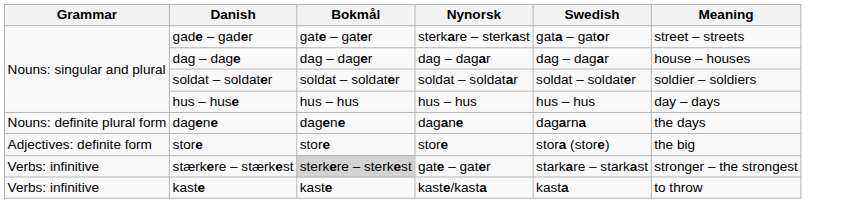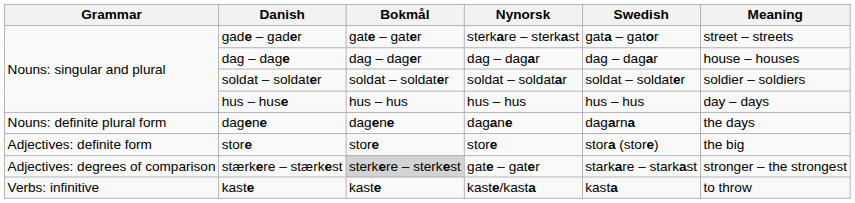(53, 166) Verbs: infinitive -> (112, 166) Adjectives: degrees of comparison
